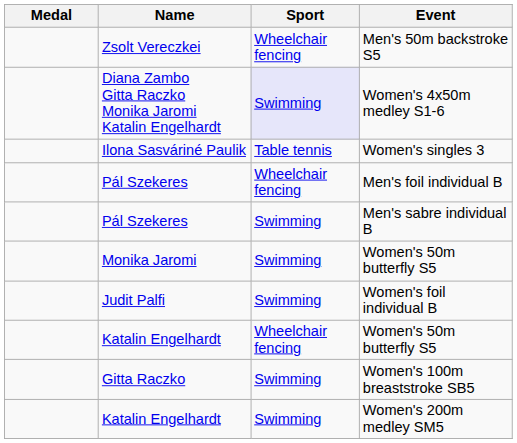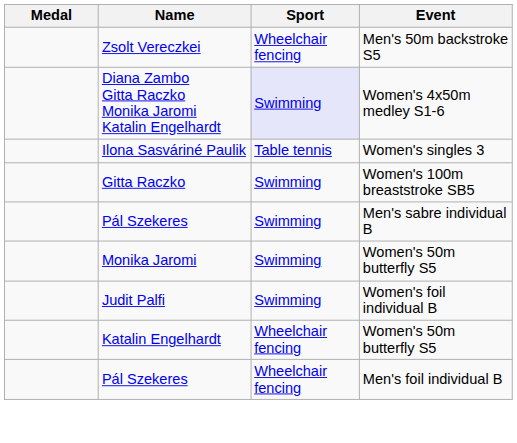rows swapped: (145, 182) <-> (144, 379)
- row: (161, 418)
